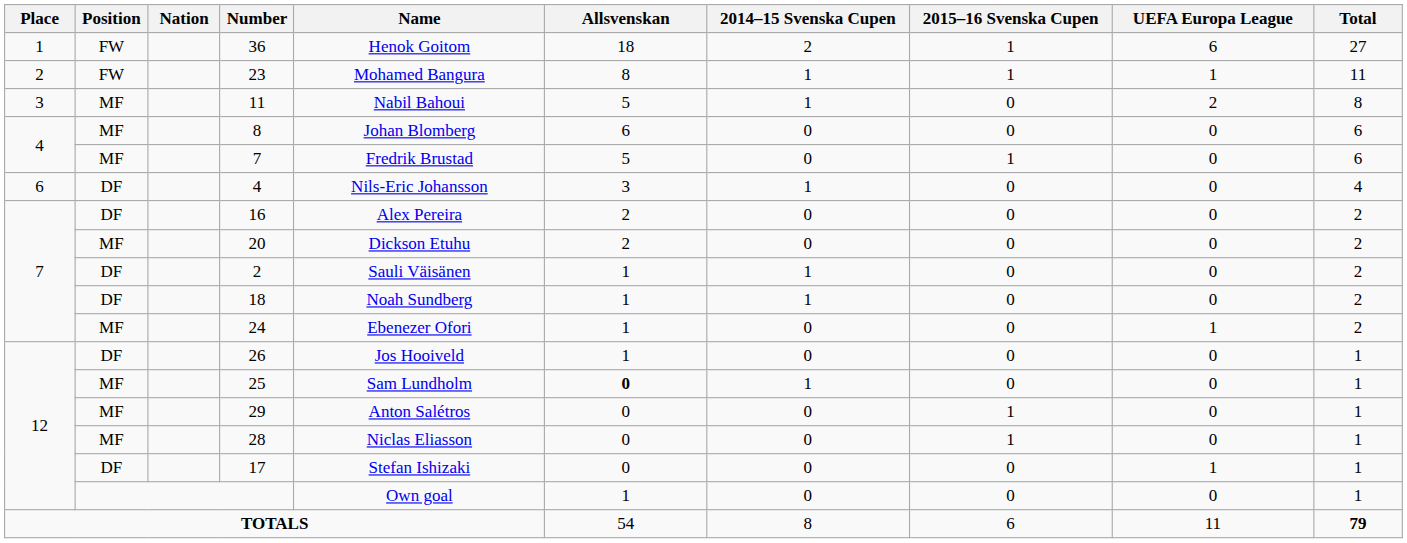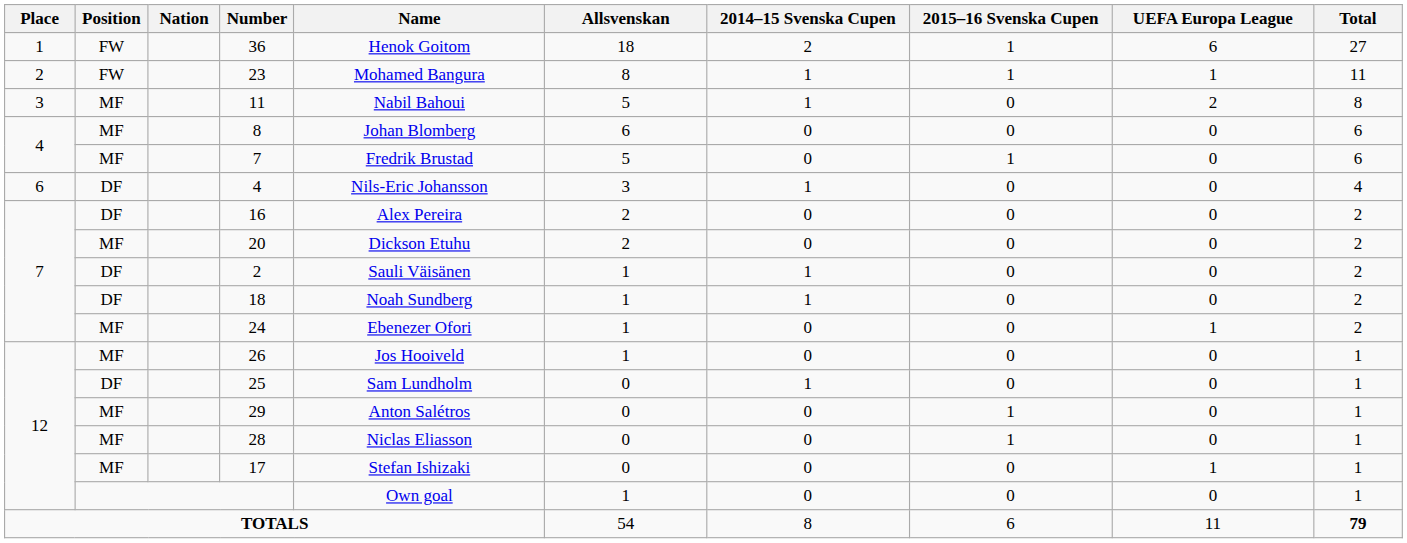(111, 355) DF -> (111, 355) MF
(111, 383) MF -> (111, 383) DF
(626, 383) bold -> (626, 383) normal
(111, 467) DF -> (111, 467) MF
